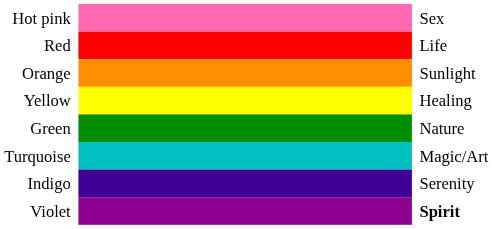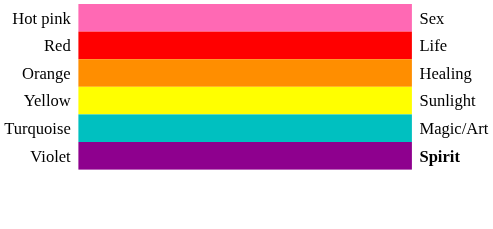(447, 72) Sunlight -> (446, 72) Healing
(446, 100) Healing -> (447, 100) Sunlight
- row: (51, 128)
- row: (49, 183)
